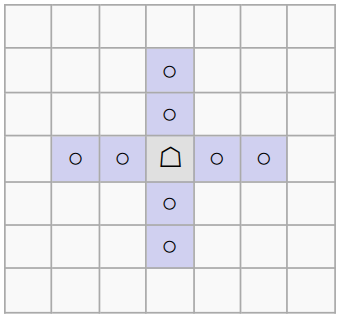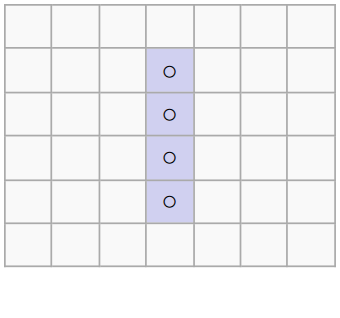- row: (75, 158)
